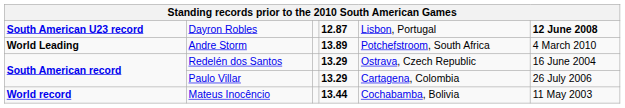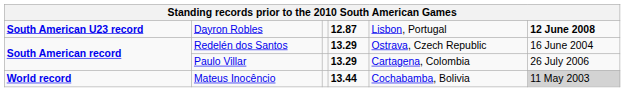- row: (218, 45)
(562, 95) no background -> (560, 78) lightgrey background
